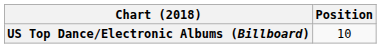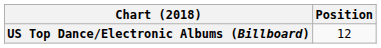(344, 34) 10 -> (344, 34) 12
